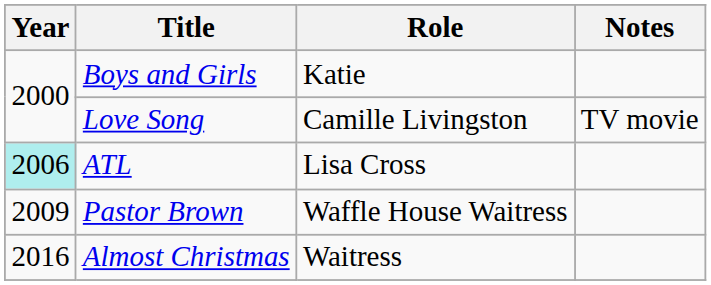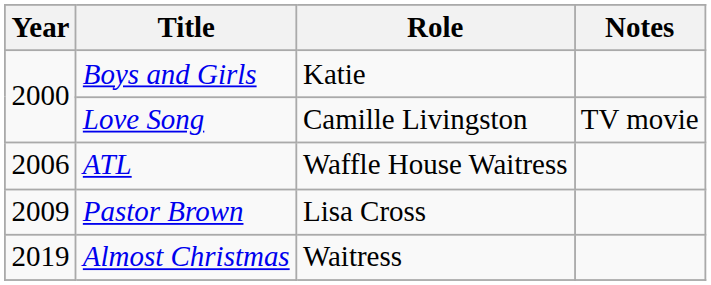(41, 165) paleturquoise background -> (41, 165) no background
(365, 165) Lisa Cross -> (435, 165) Waffle House Waitress
(435, 211) Waffle House Waitress -> (365, 211) Lisa Cross
(41, 257) 2016 -> (41, 257) 2019
